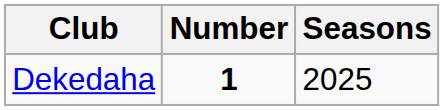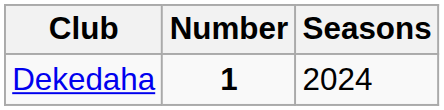(337, 79) 2025 -> (337, 79) 2024
